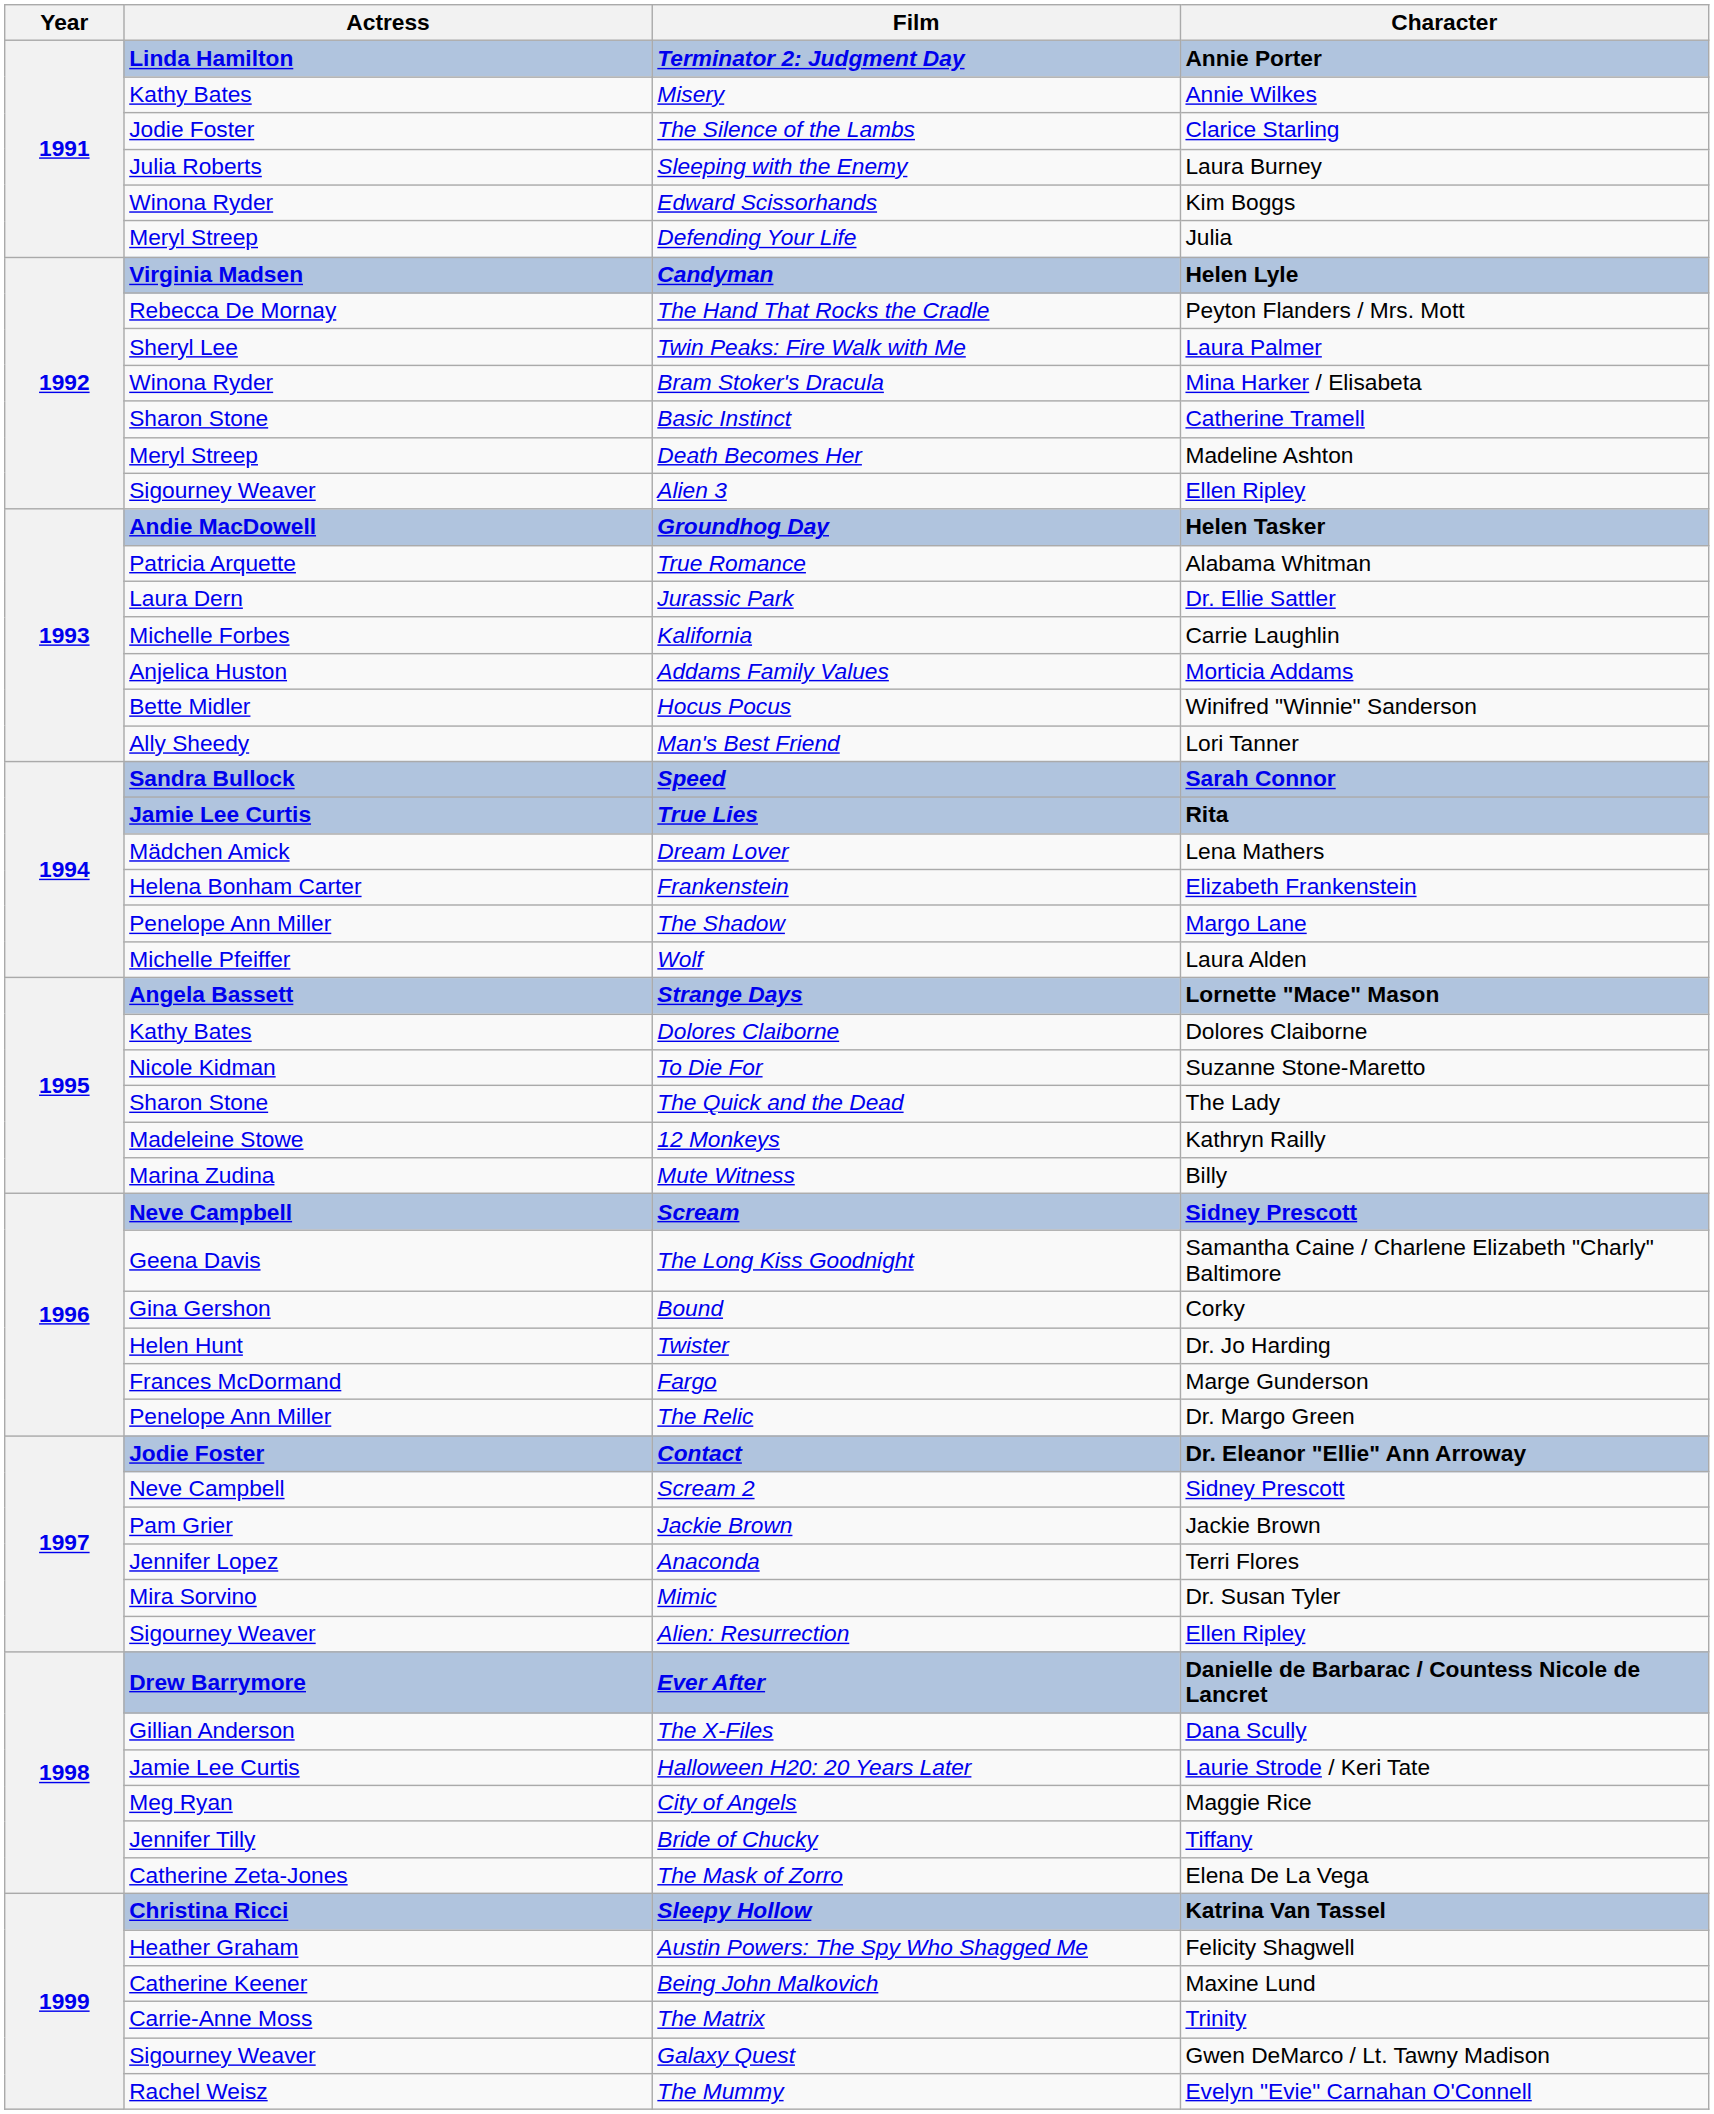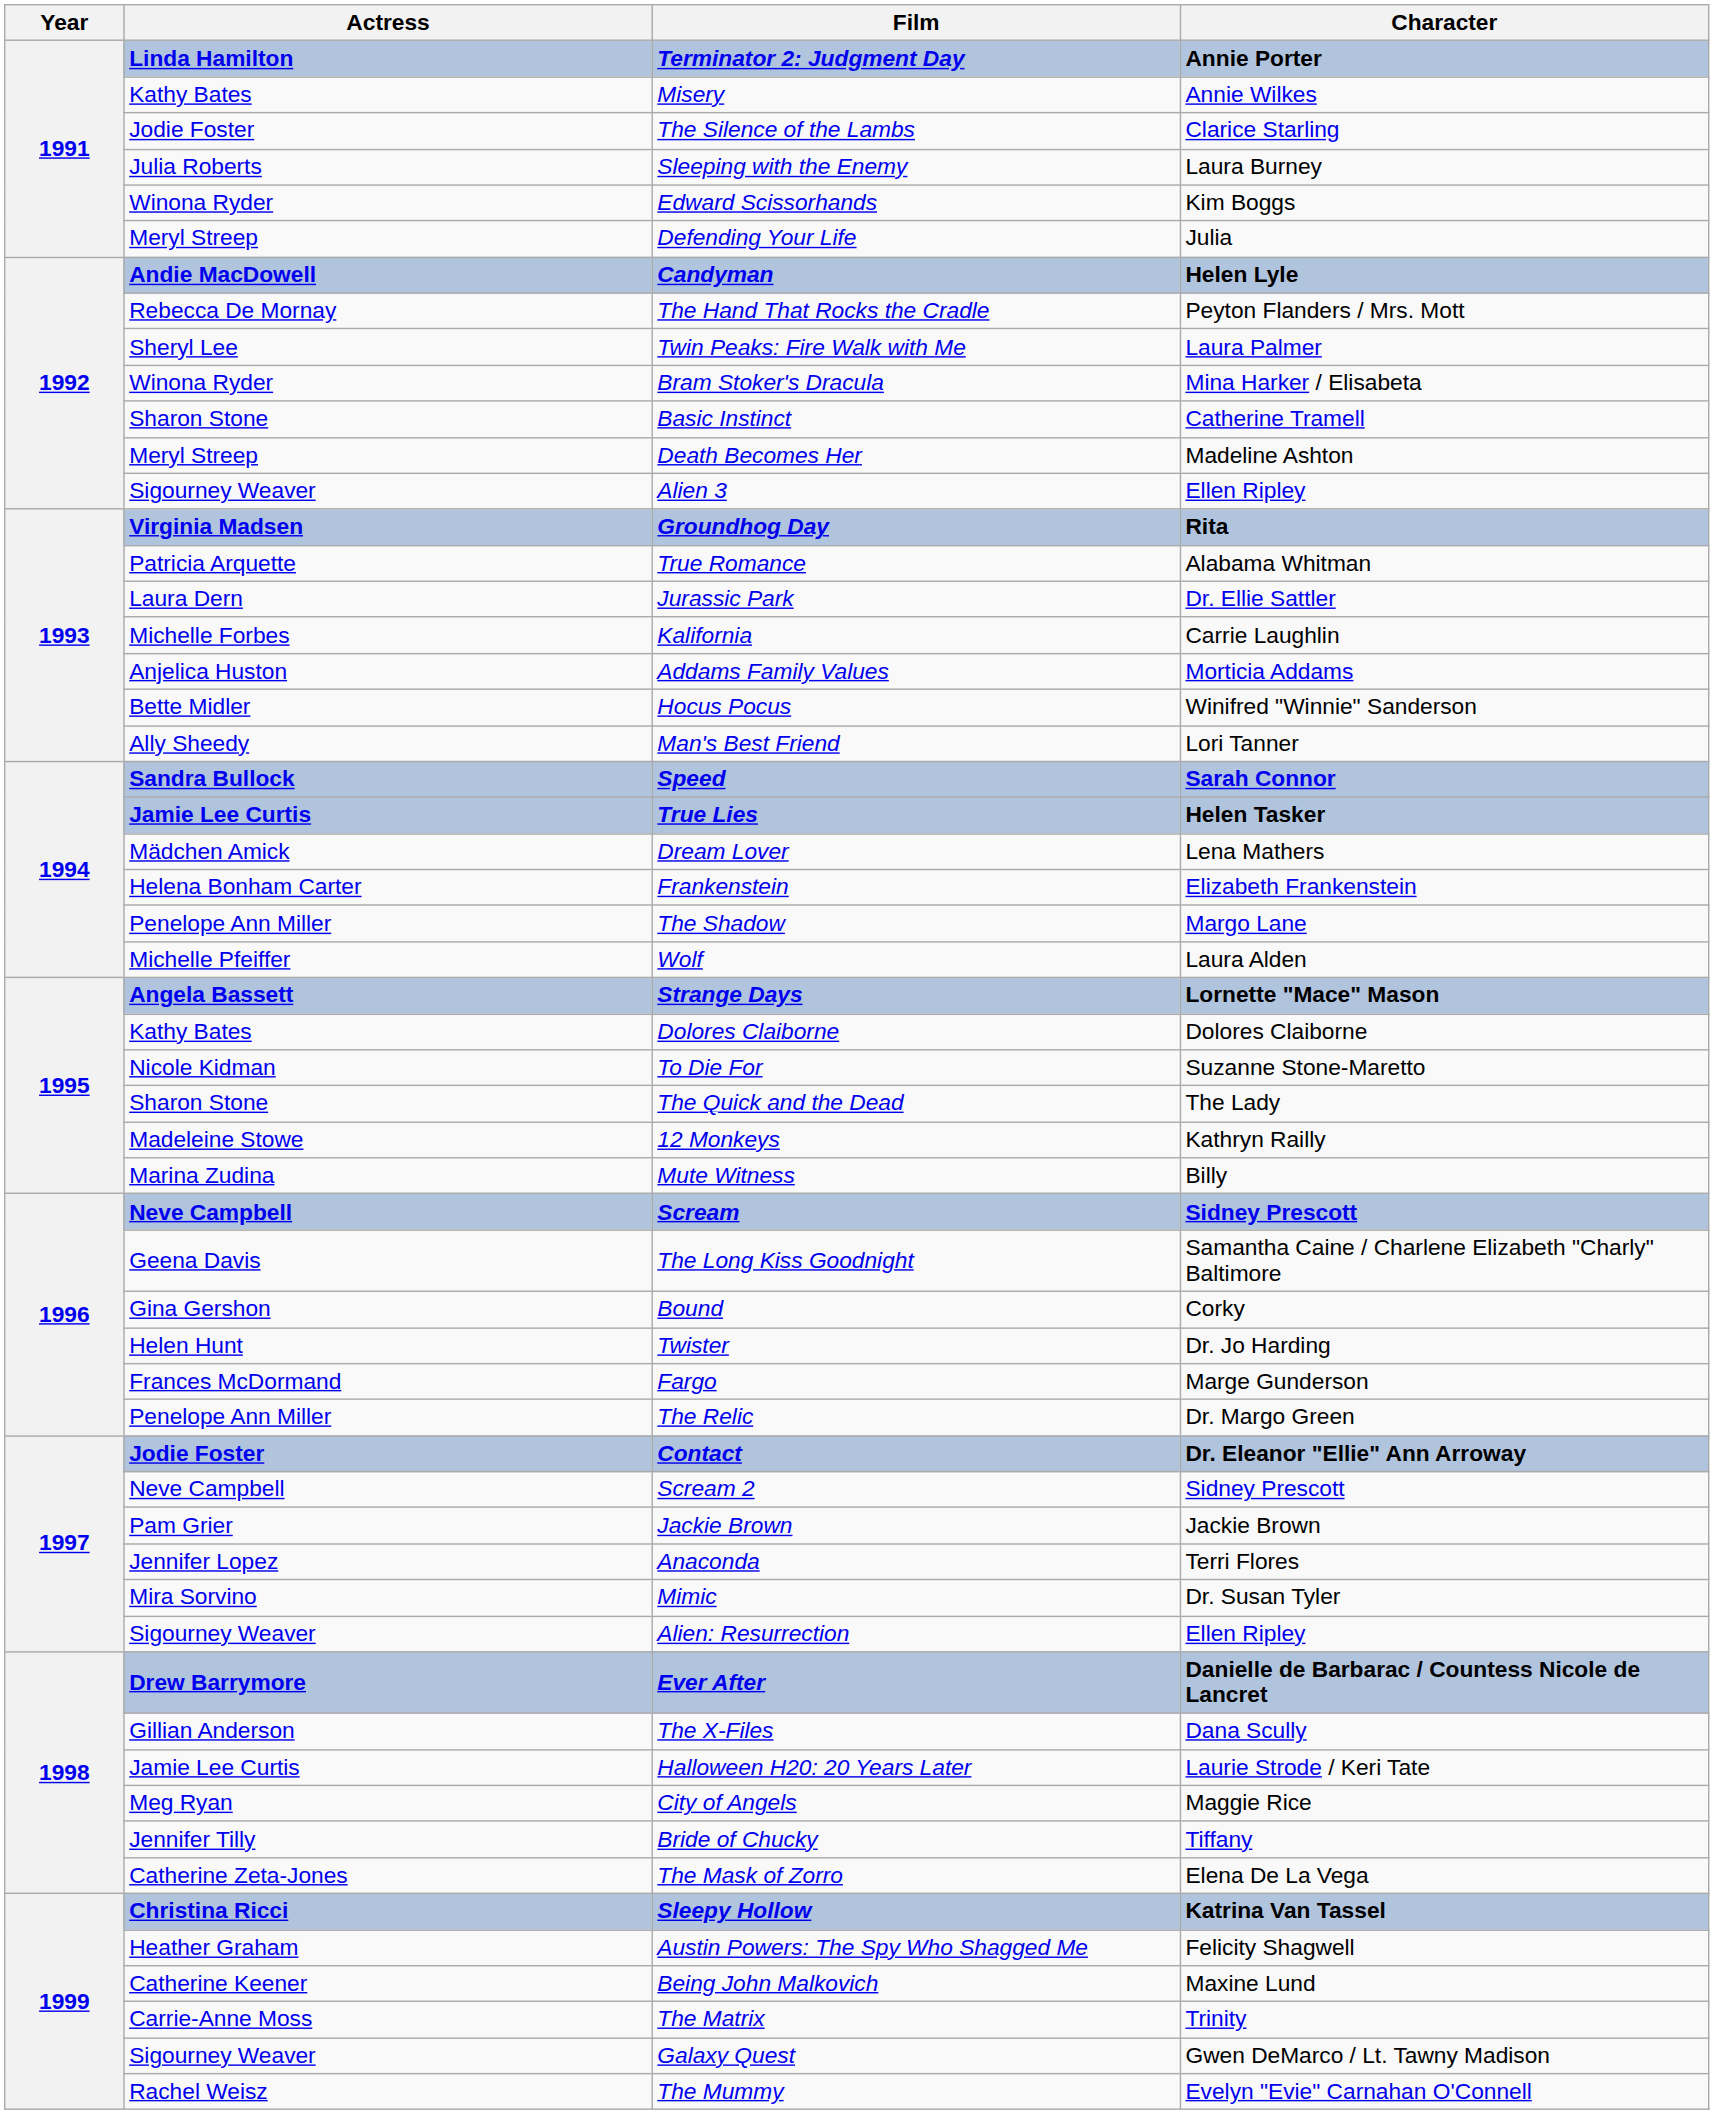(216, 274) Virginia Madsen -> (223, 274) Andie MacDowell
(223, 526) Andie MacDowell -> (216, 526) Virginia Madsen
(1255, 526) Helen Tasker -> (1207, 526) Rita
(1207, 815) Rita -> (1255, 815) Helen Tasker
